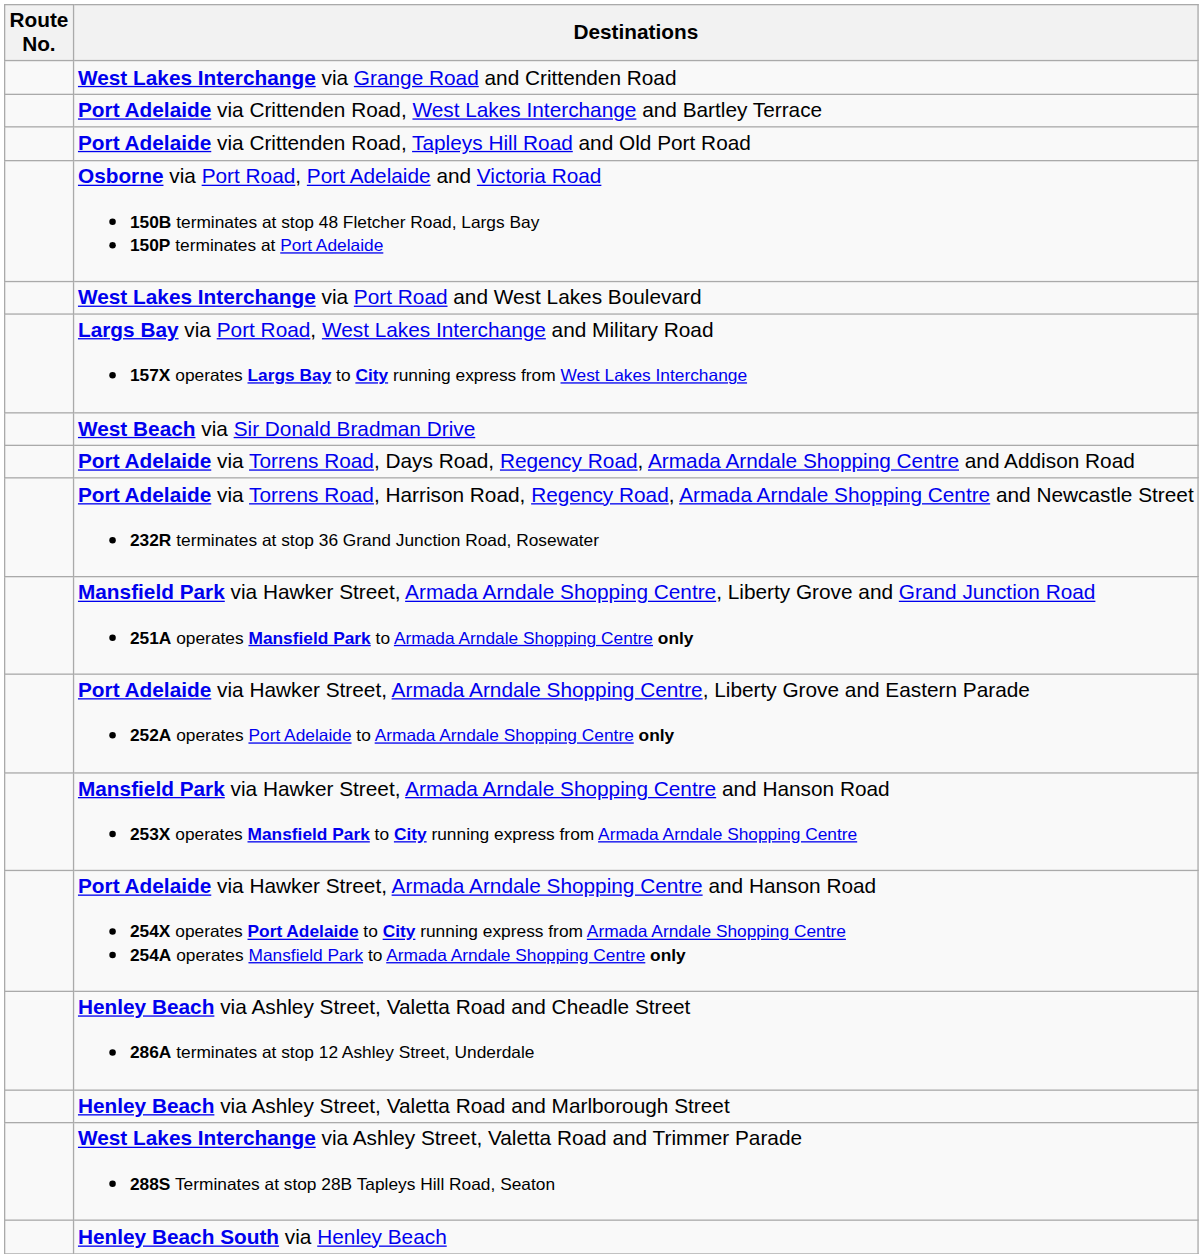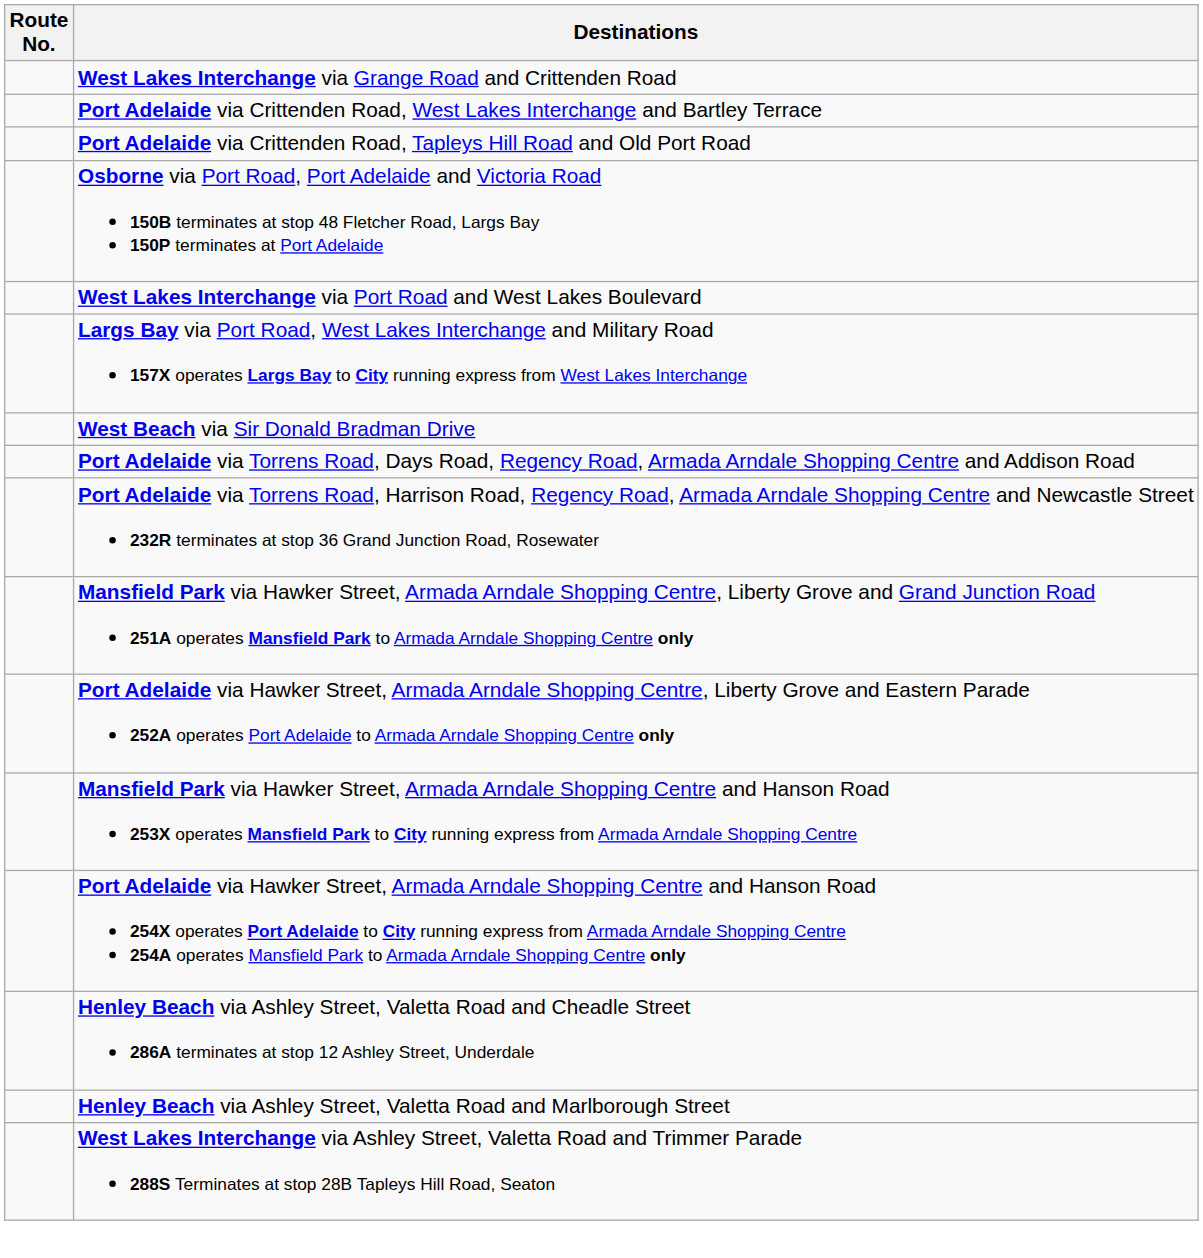- row: (262, 1236)
